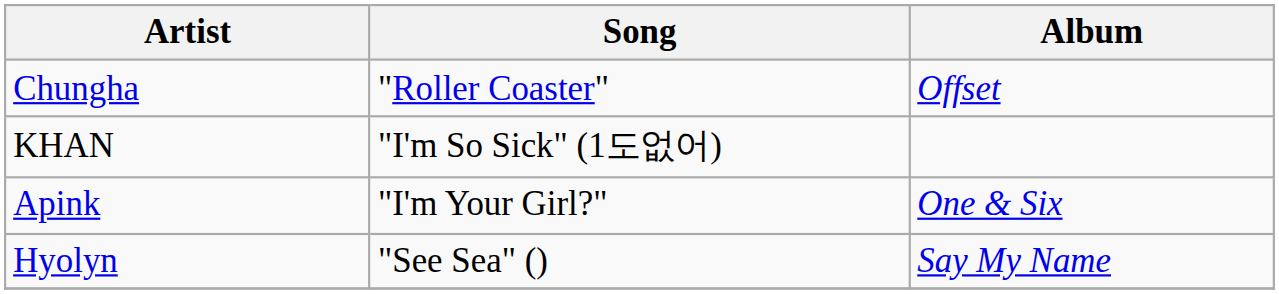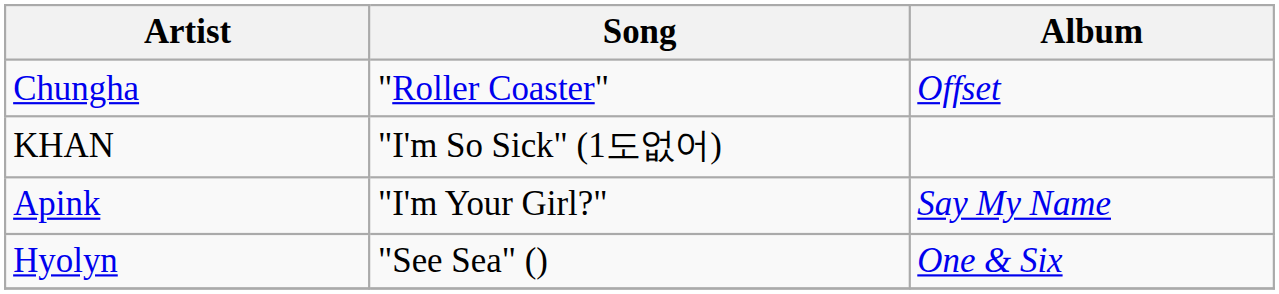(990, 204) One & Six -> (1014, 204) Say My Name
(1014, 259) Say My Name -> (990, 259) One & Six
